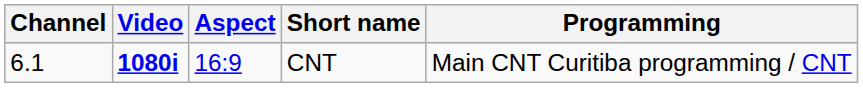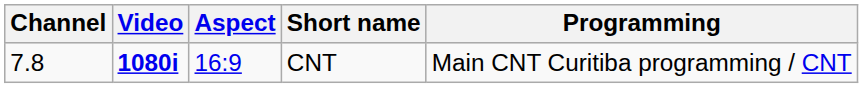(27, 62) 6.1 -> (27, 62) 7.8
